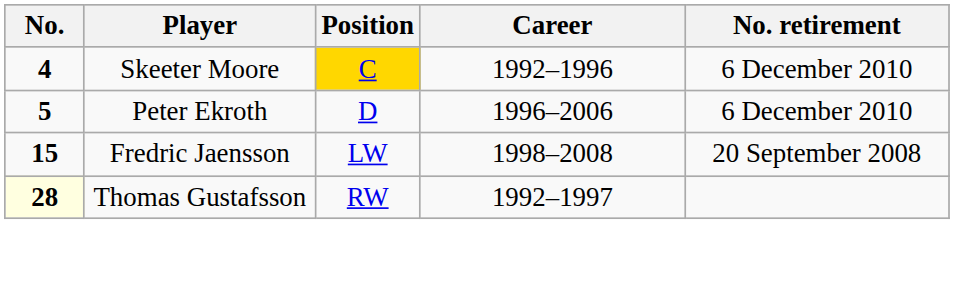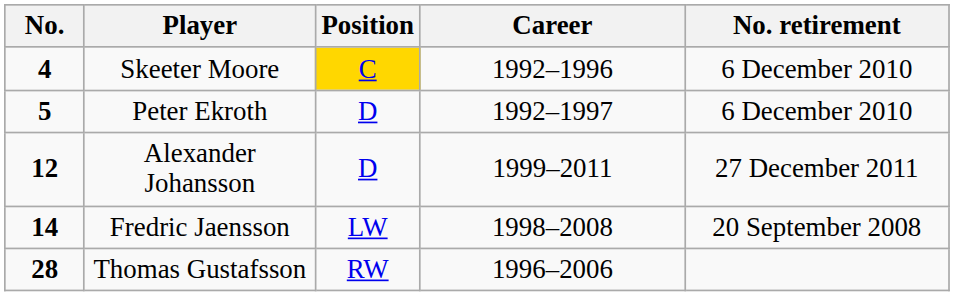(552, 111) 1996–2006 -> (552, 111) 1992–1997
+ row: (200, 168)
(45, 153) 15 -> (45, 226) 14
(45, 196) lightyellow background -> (45, 269) no background
(552, 196) 1992–1997 -> (552, 269) 1996–2006
